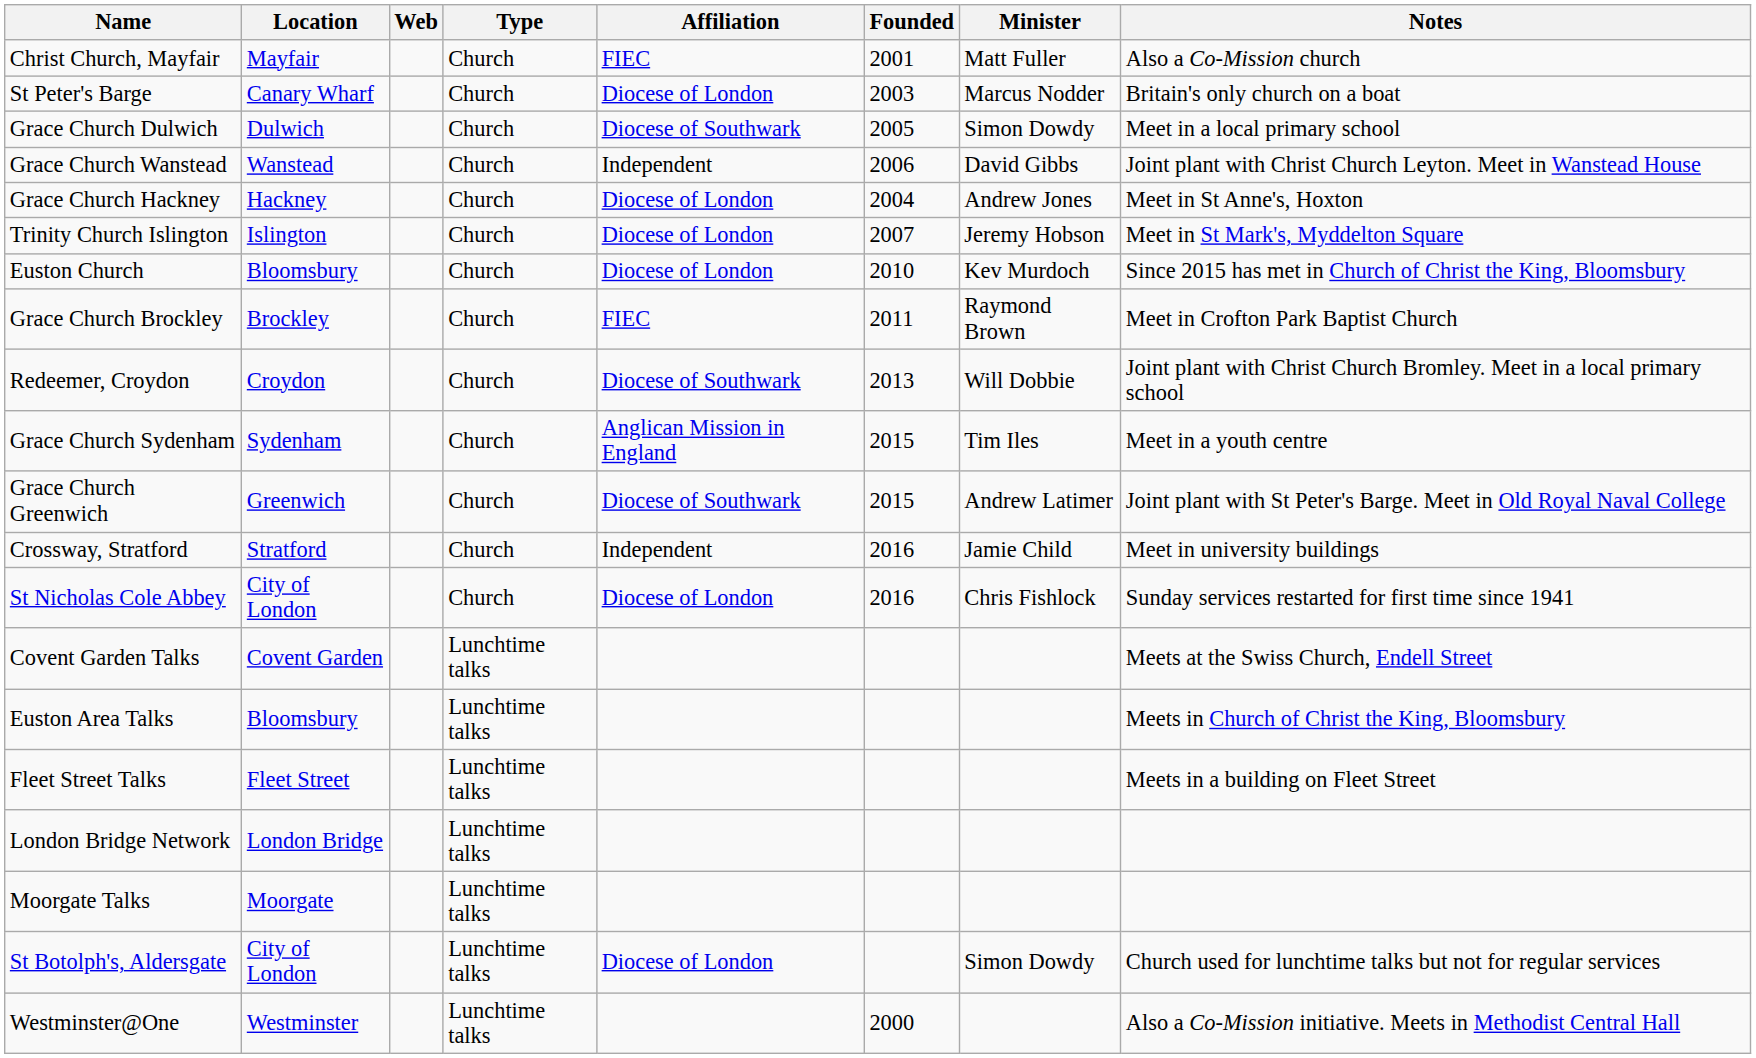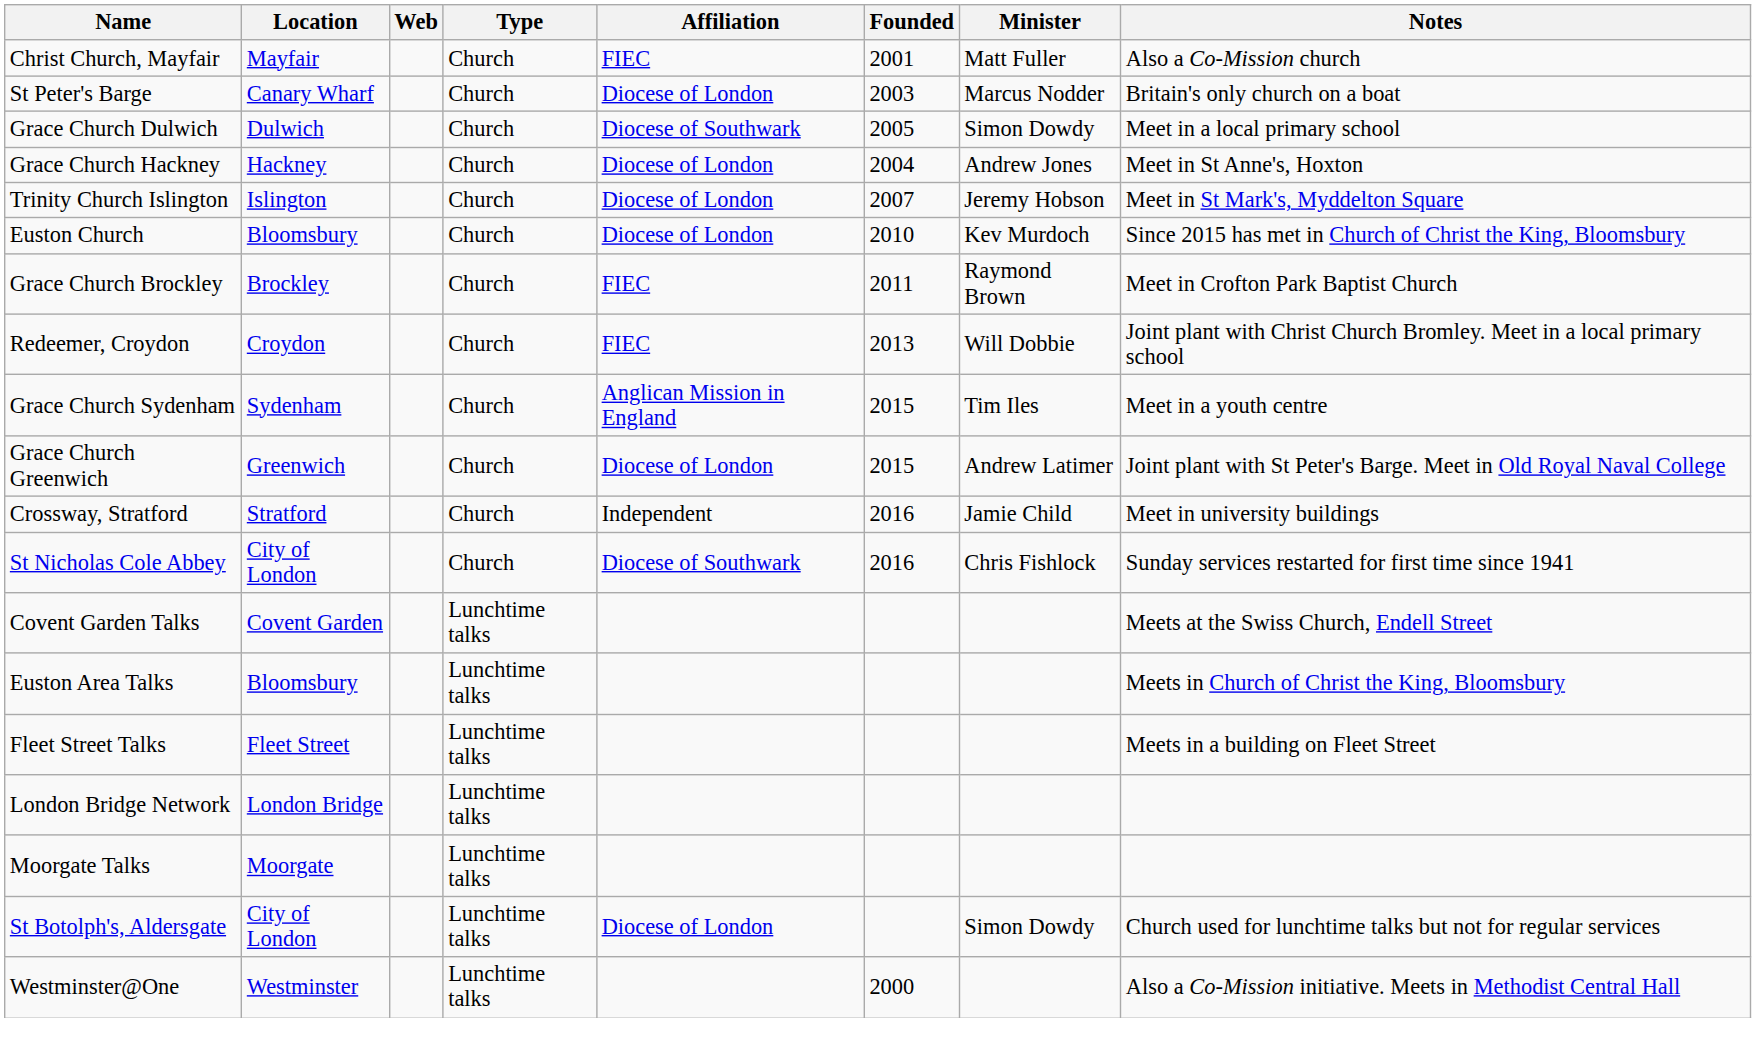- row: (118, 164)
(701, 379) Diocese of Southwark -> (626, 344) FIEC
(701, 501) Diocese of Southwark -> (687, 465) Diocese of London
(687, 597) Diocese of London -> (701, 561) Diocese of Southwark
